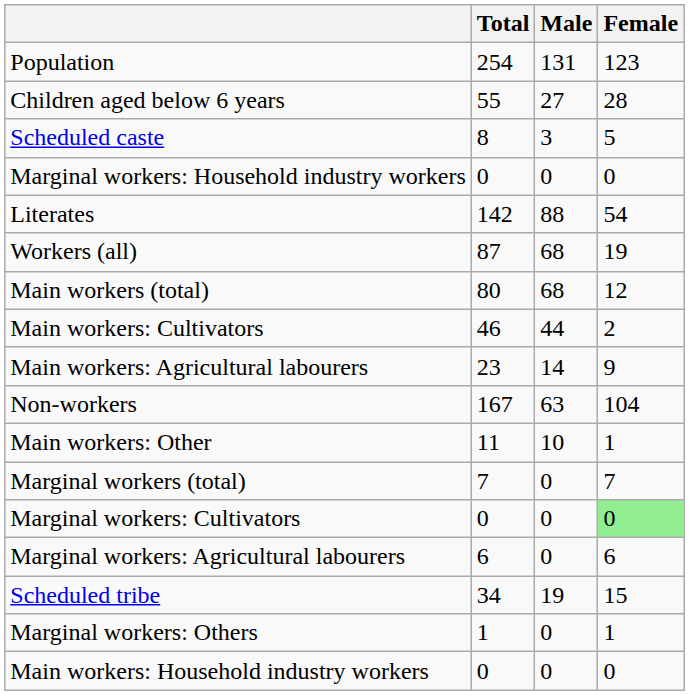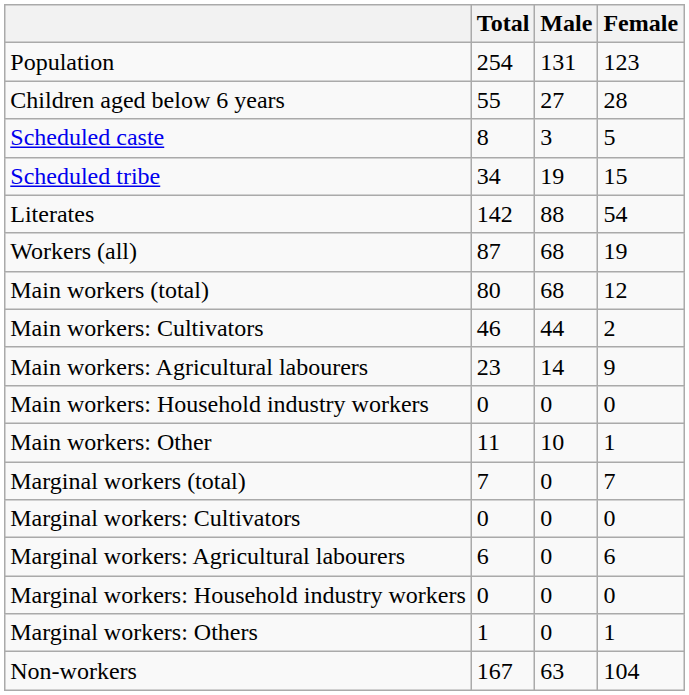rows swapped: (85, 594) <-> (238, 175)
rows swapped: (220, 670) <-> (74, 404)
(609, 518) lightgreen background -> (609, 518) no background
